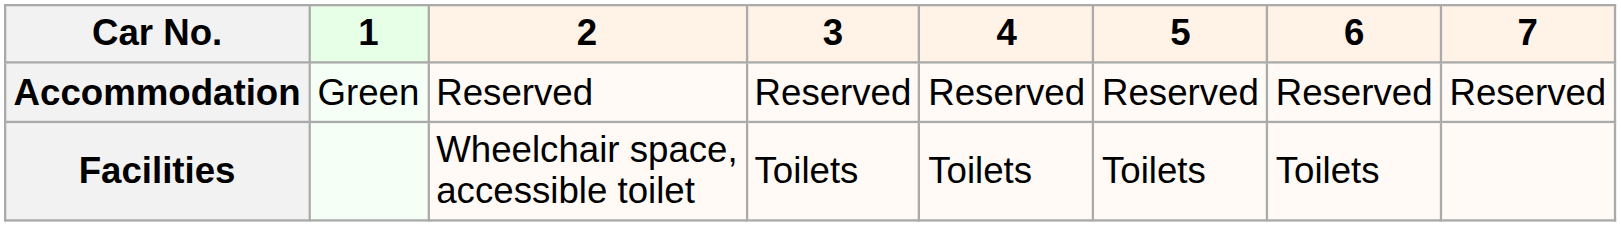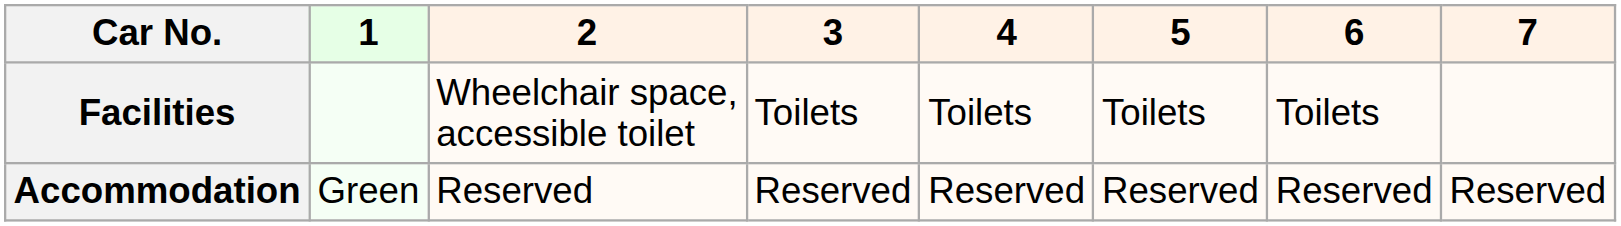rows swapped: (157, 91) <-> (157, 170)
